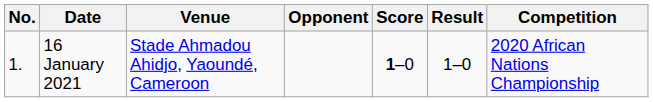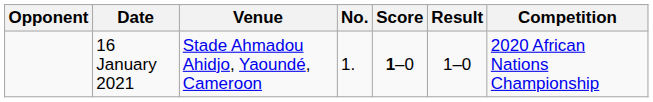columns swapped: (22, 17) <-> (328, 17)
